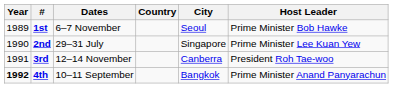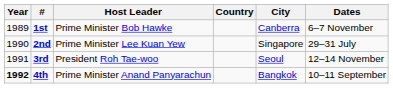columns swapped: (95, 12) <-> (308, 12)
(193, 28) Seoul -> (279, 28) Canberra
(201, 59) Canberra -> (271, 59) Seoul
